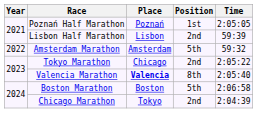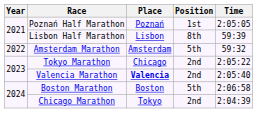(194, 37) 2nd -> (194, 37) 8th
(194, 75) 8th -> (194, 75) 2nd
